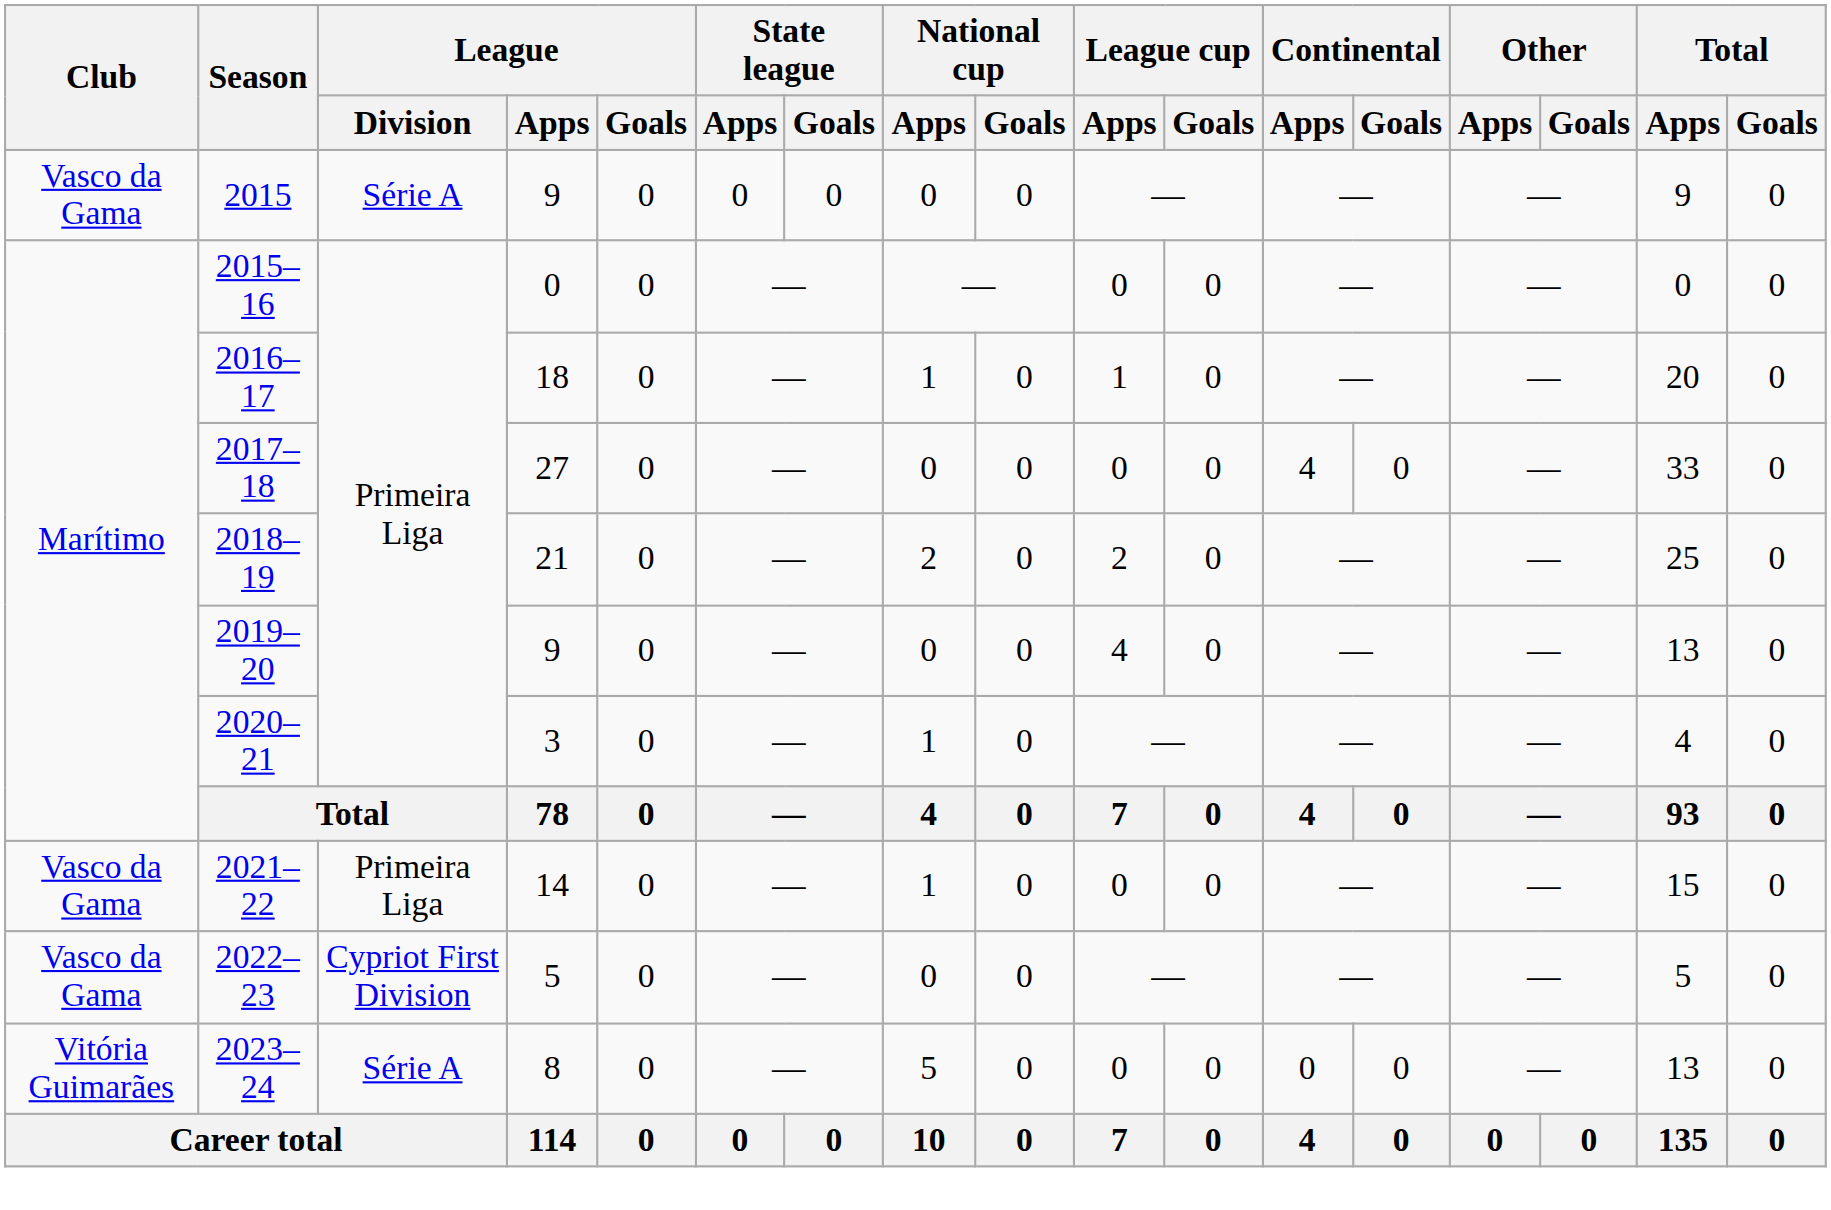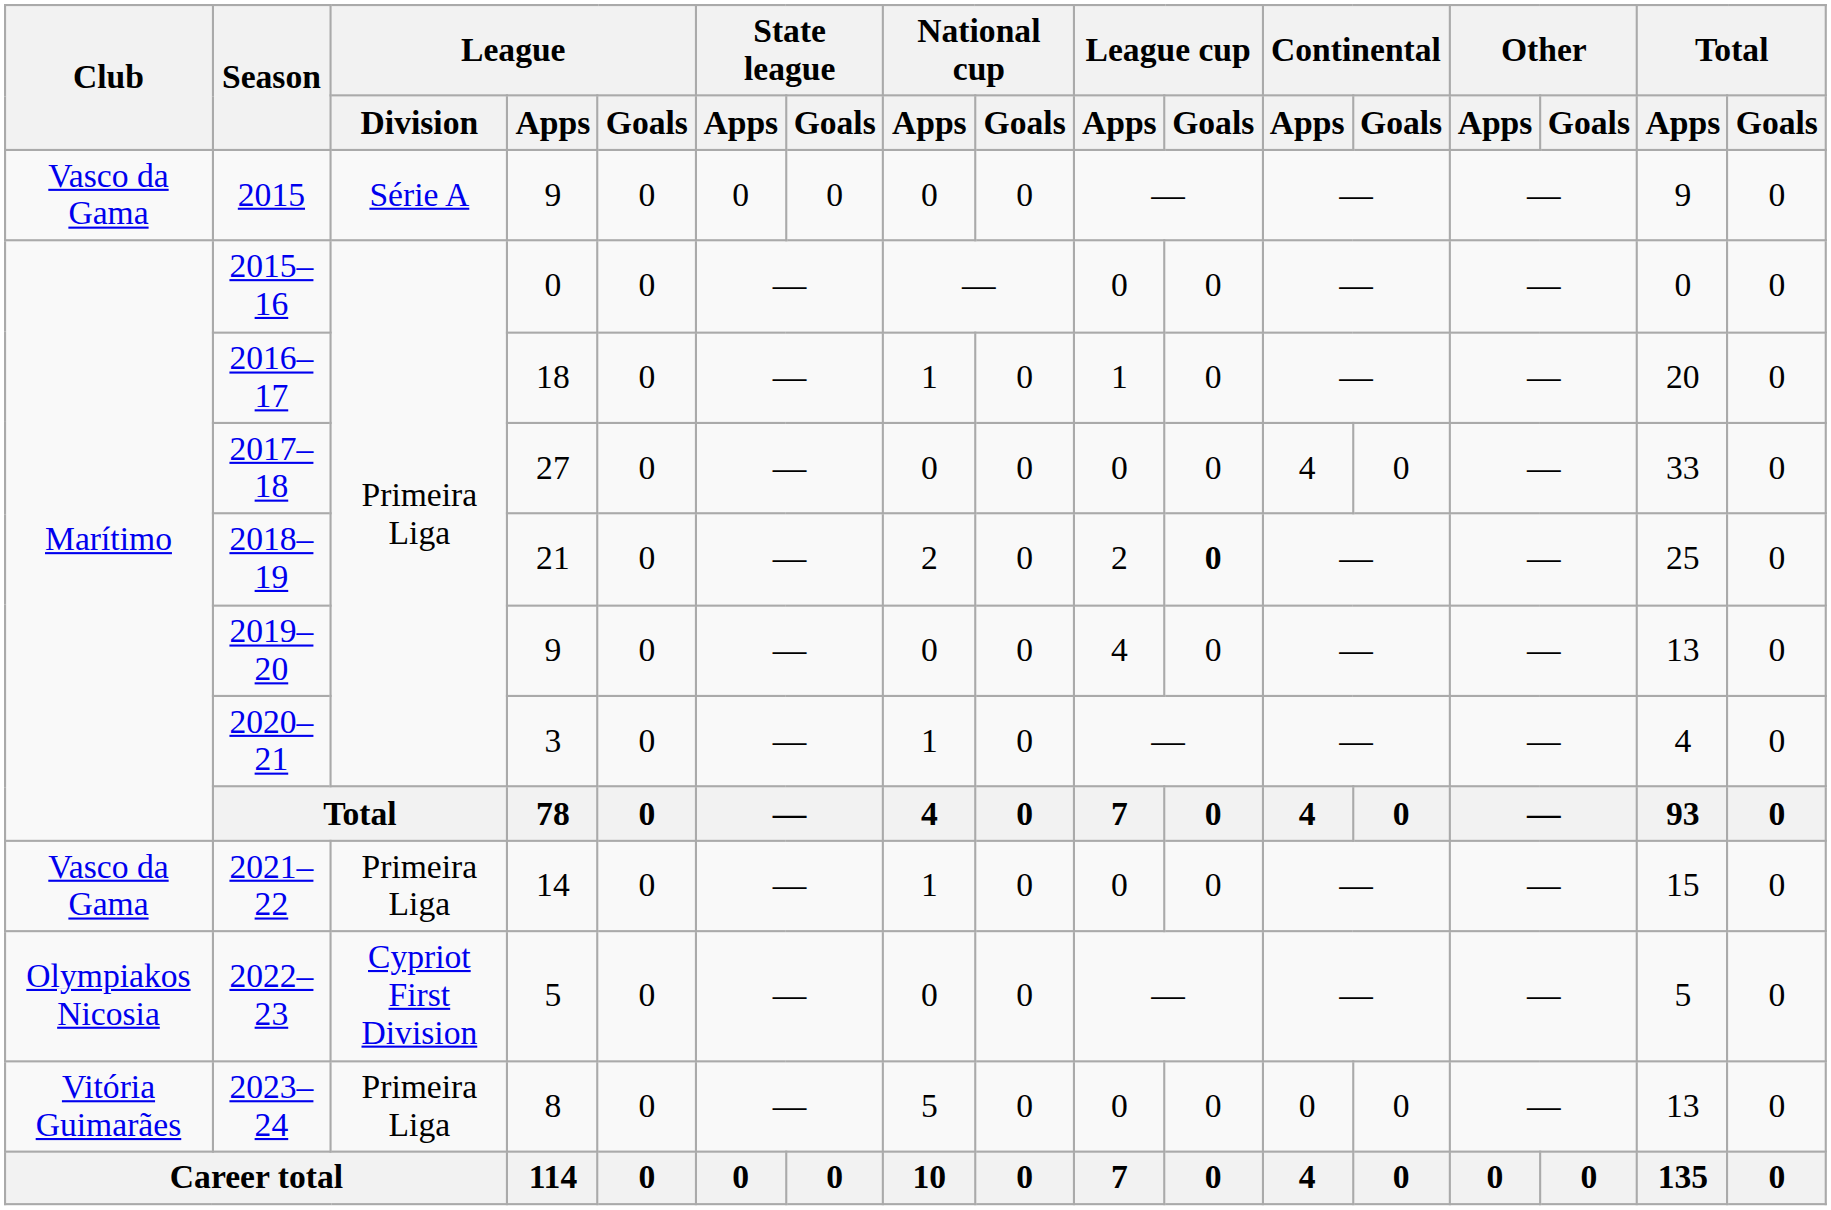(1213, 558) normal -> (1213, 558) bold
(101, 976) Vasco da Gama -> (108, 995) Olympiakos Nicosia
(413, 1067) Série A -> (419, 1105) Primeira Liga
